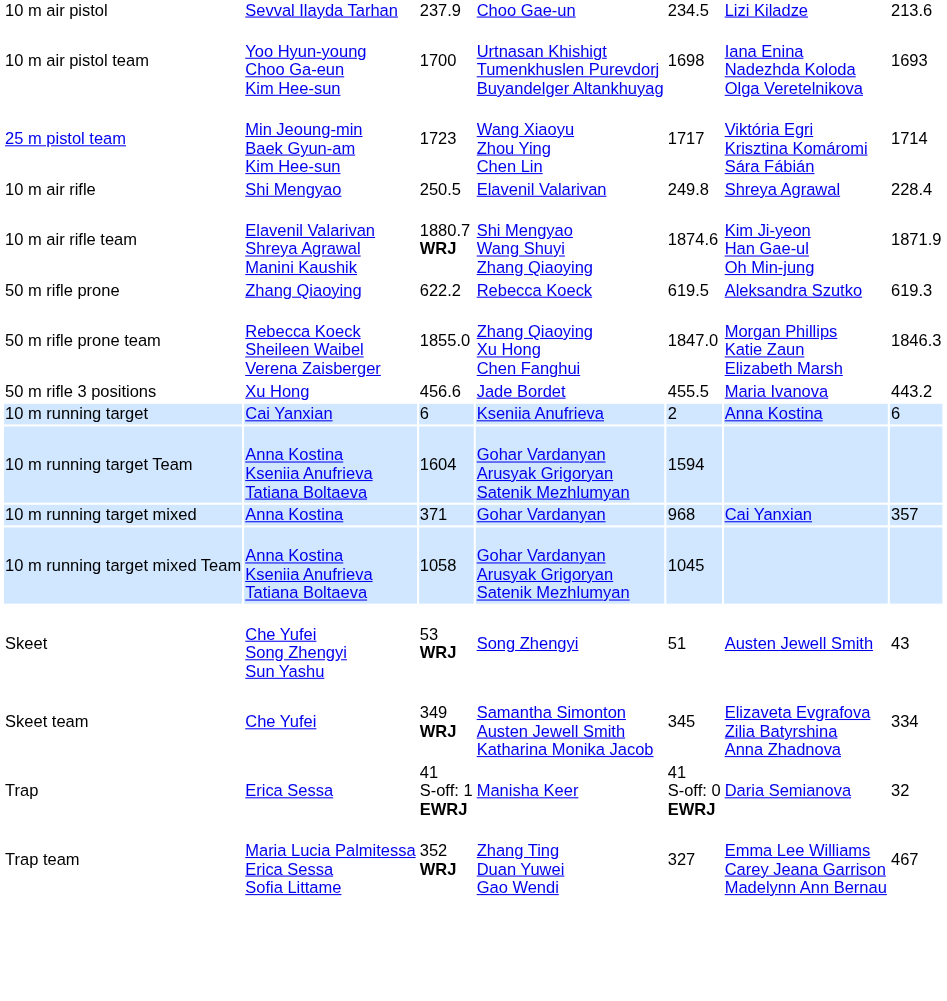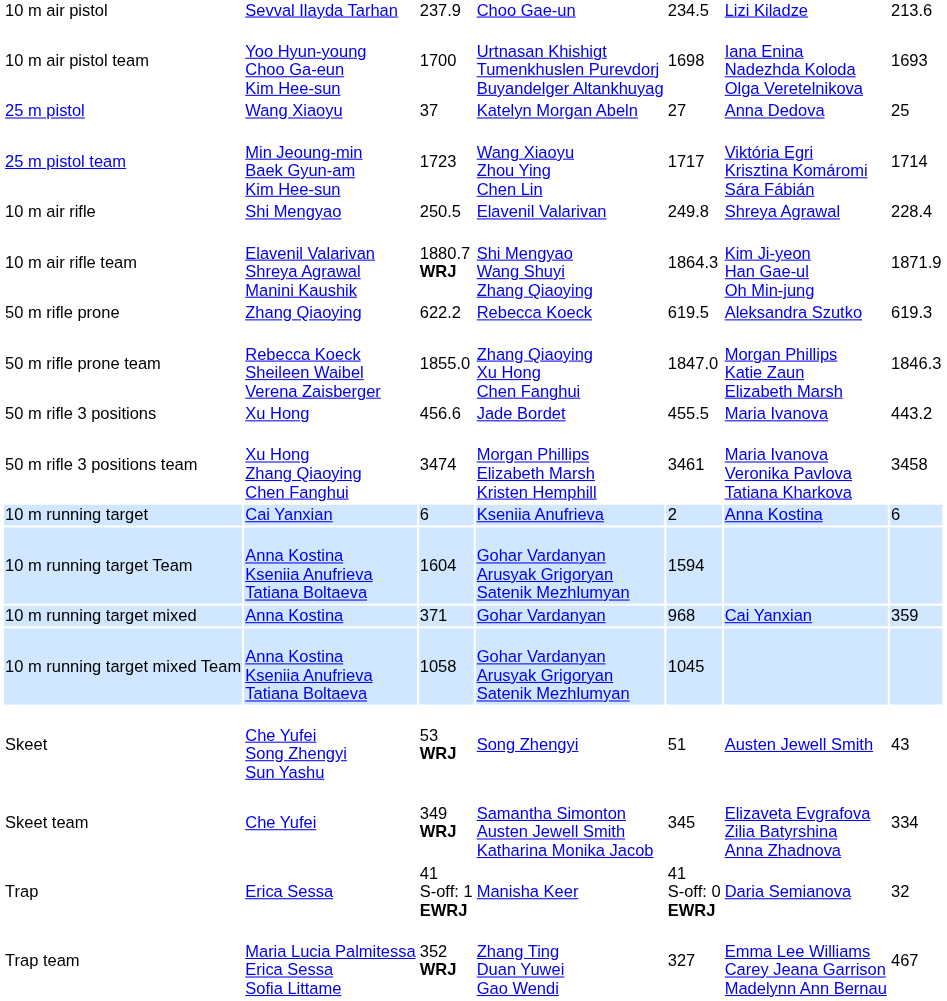+ row: (45, 111)
(693, 240) 1874.6 -> (693, 262) 1864.3
+ row: (101, 464)
(905, 515) 357 -> (905, 615) 359
